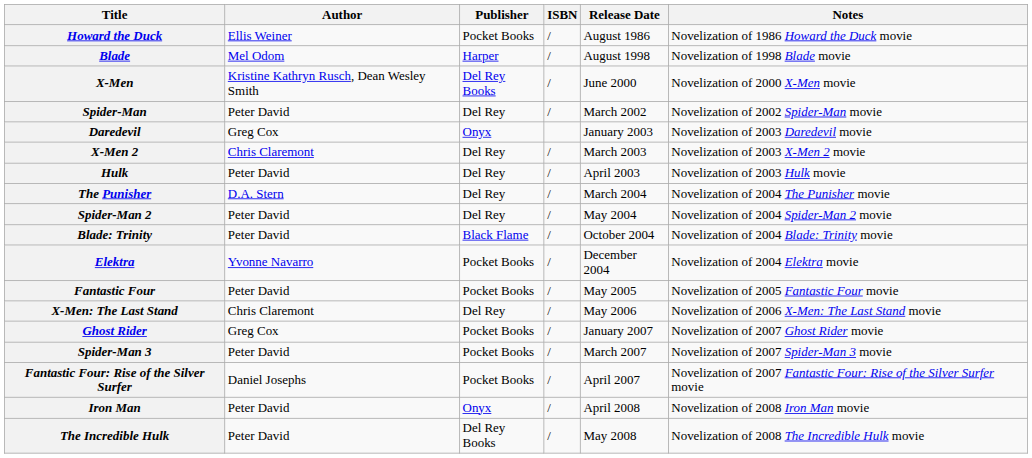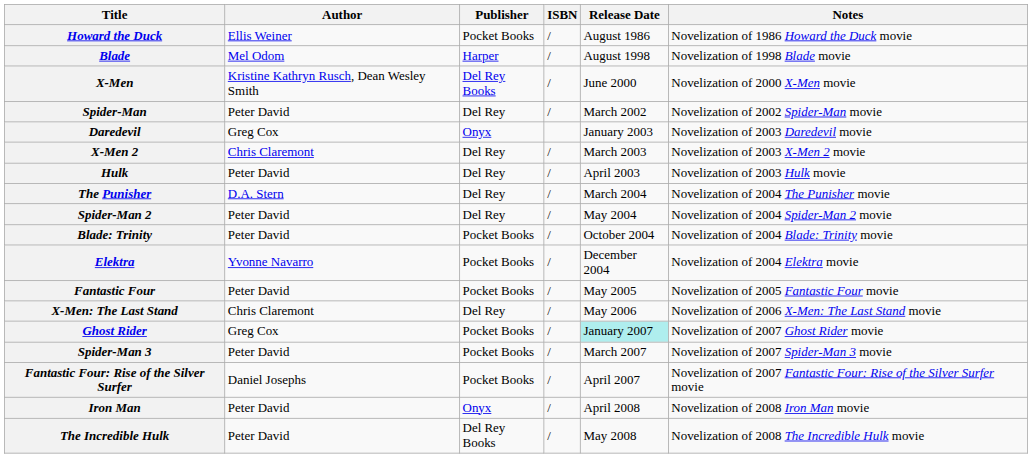(495, 234) Black Flame -> (498, 234) Pocket Books
(618, 331) no background -> (618, 331) paleturquoise background
